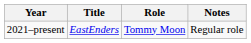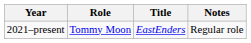columns swapped: (94, 13) <-> (155, 13)
